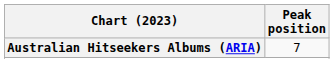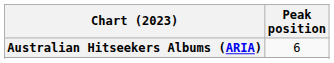(297, 48) 7 -> (297, 48) 6
